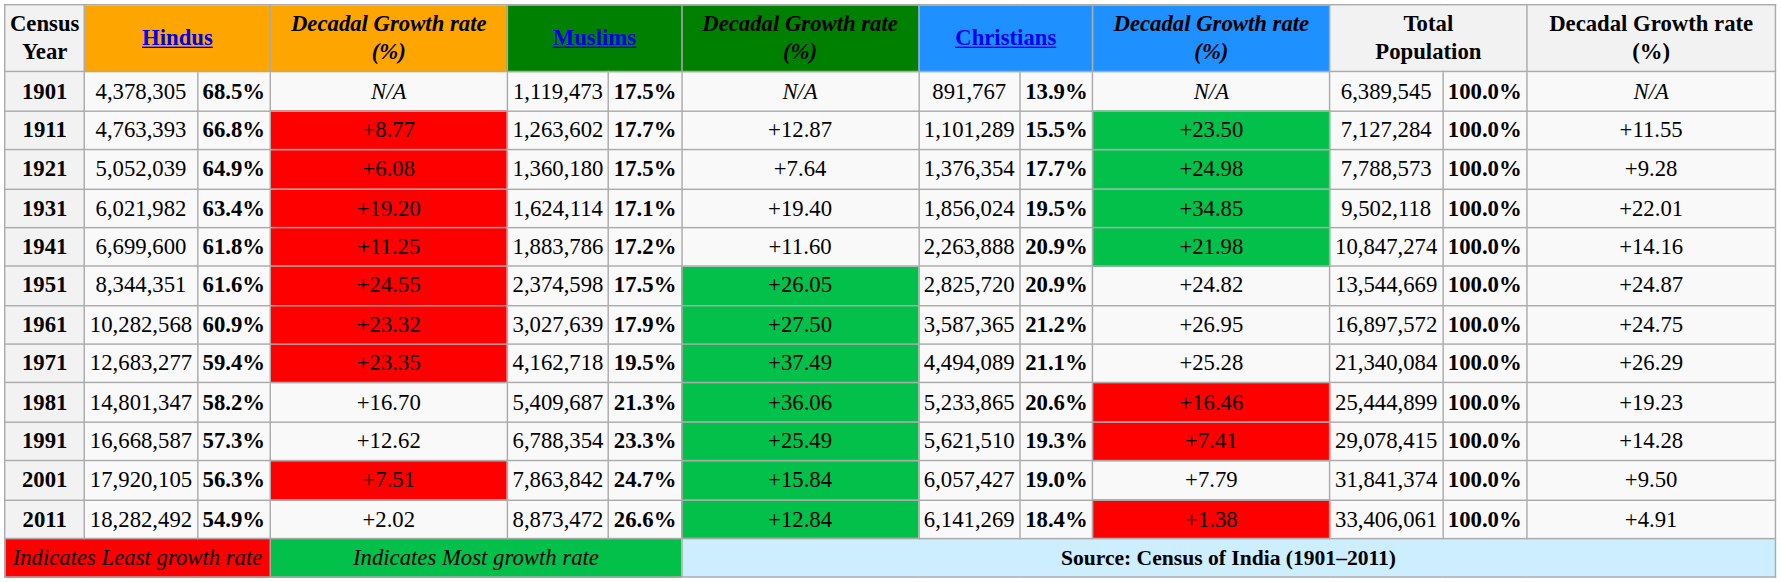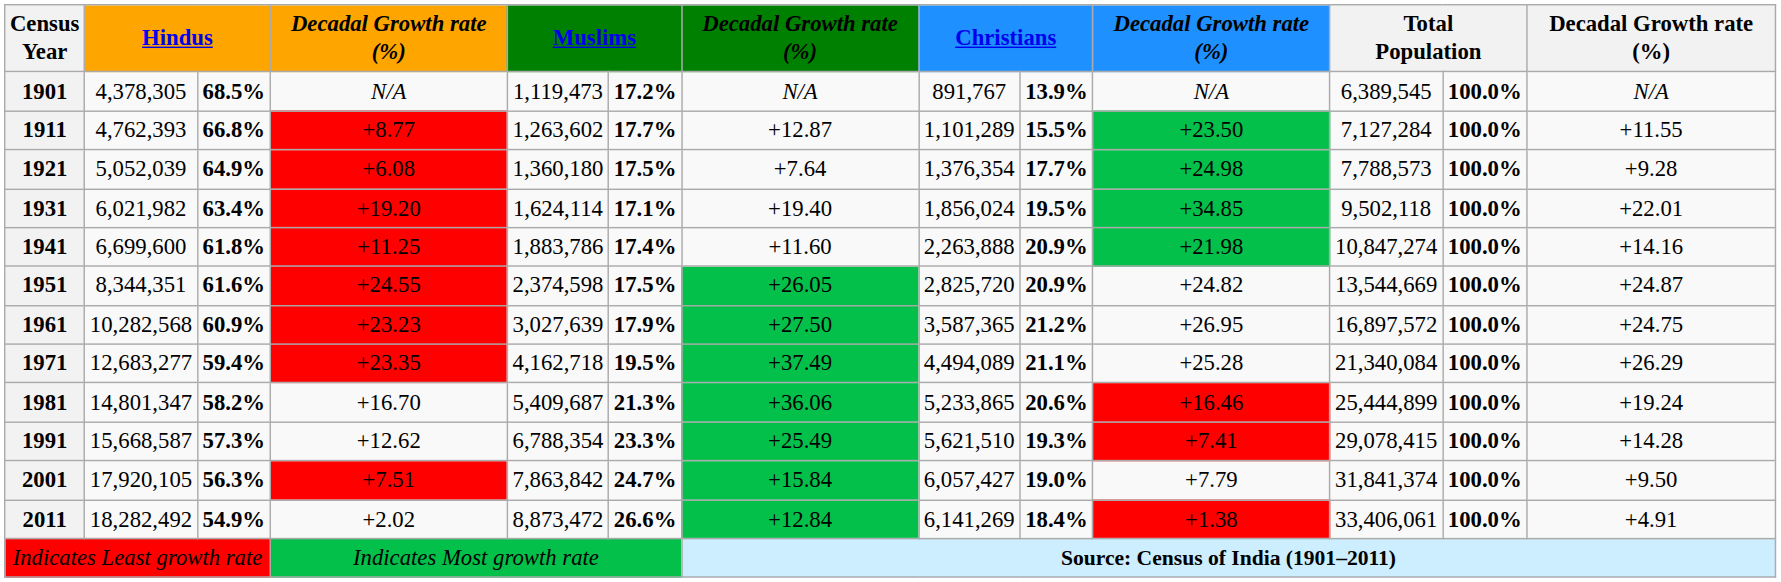(645, 91) 17.5% -> (645, 91) 17.2%
(141, 130) 4,763,393 -> (141, 130) 4,762,393
(645, 246) 17.2% -> (645, 246) 17.4%
(389, 324) +23.32 -> (389, 324) +23.23
(1651, 402) +19.23 -> (1651, 402) +19.24
(141, 441) 16,668,587 -> (141, 441) 15,668,587
